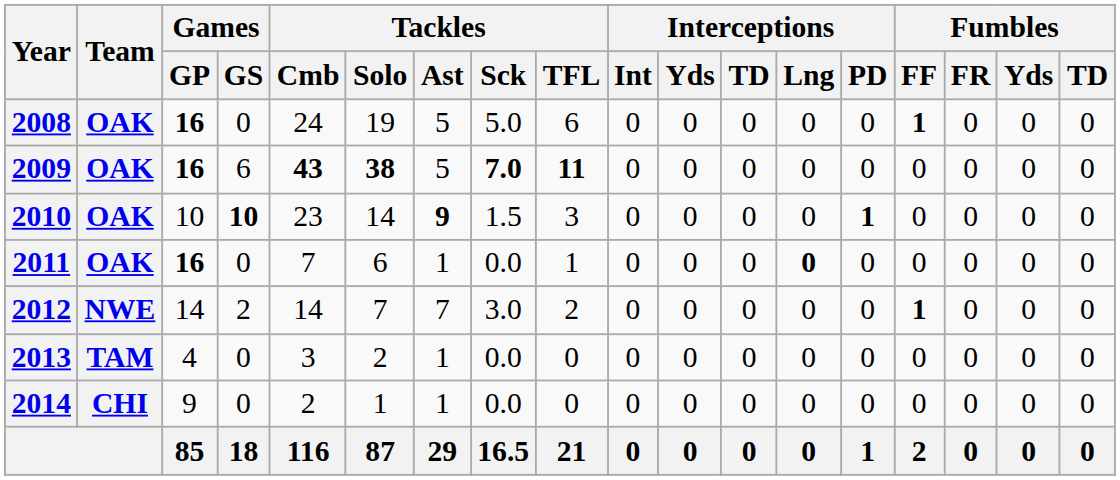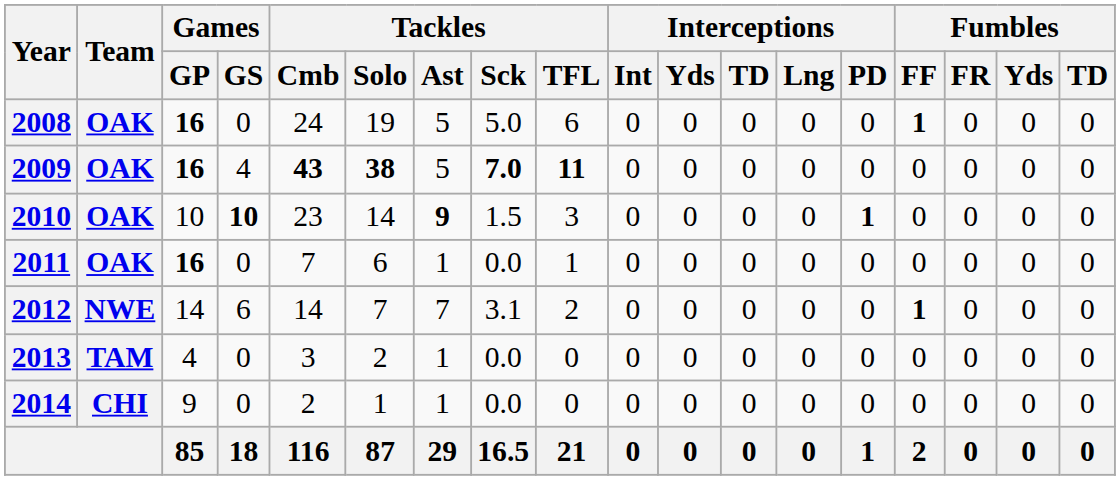(243, 168) 6 -> (243, 168) 4
(809, 262) bold -> (809, 262) normal
(243, 309) 2 -> (243, 309) 6
(503, 309) 3.0 -> (503, 309) 3.1
